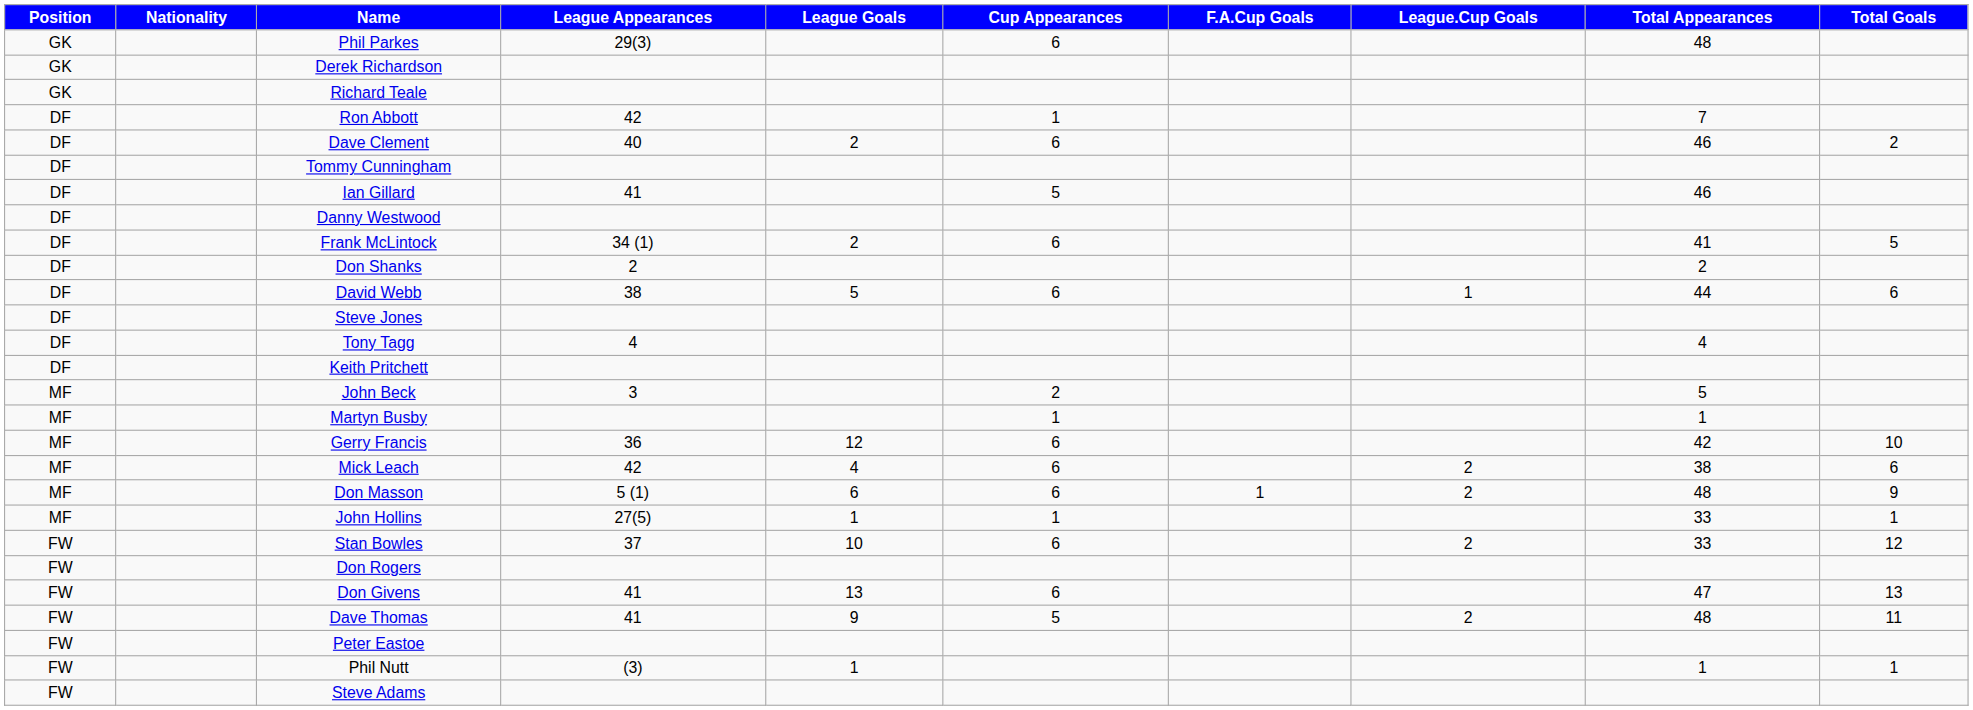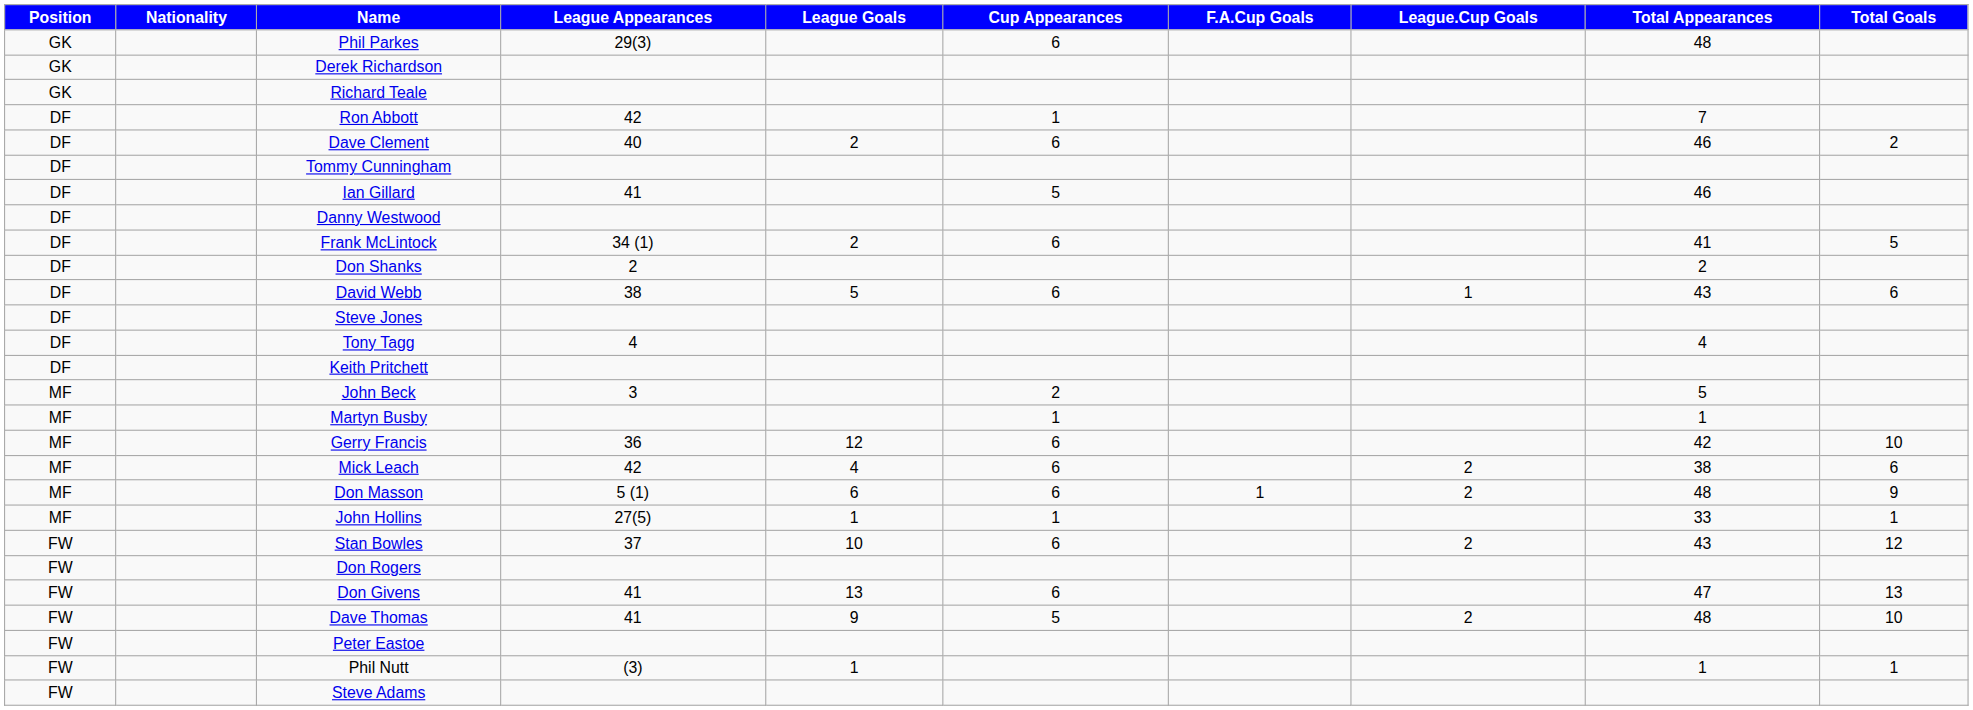(1703, 293) 44 -> (1703, 293) 43
(1703, 543) 33 -> (1703, 543) 43
(1894, 618) 11 -> (1894, 618) 10
